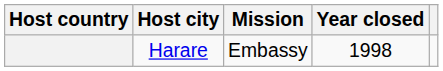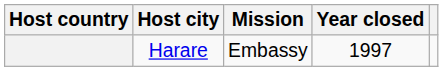(370, 50) 1998 -> (370, 50) 1997
